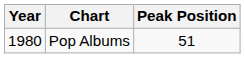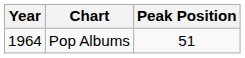(25, 40) 1980 -> (25, 40) 1964
